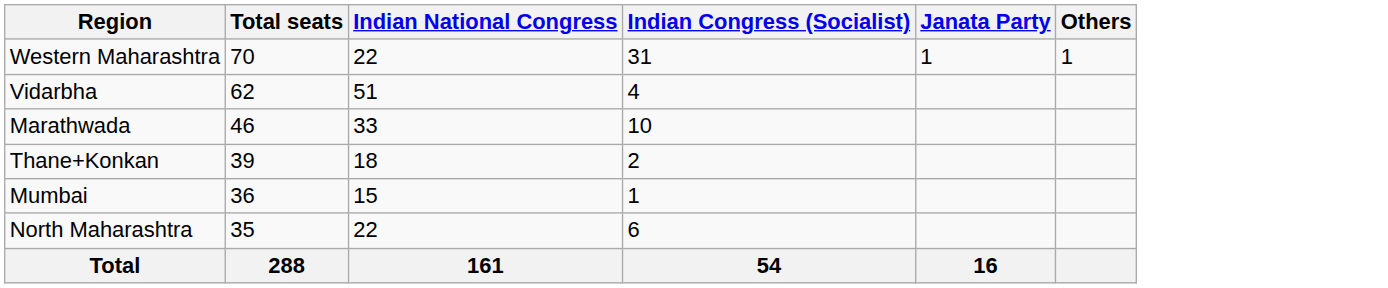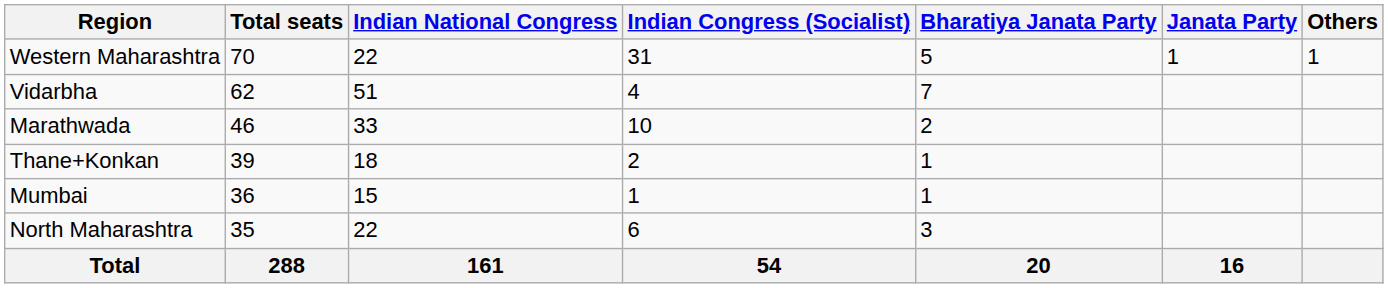+ column: (1038, 21)
